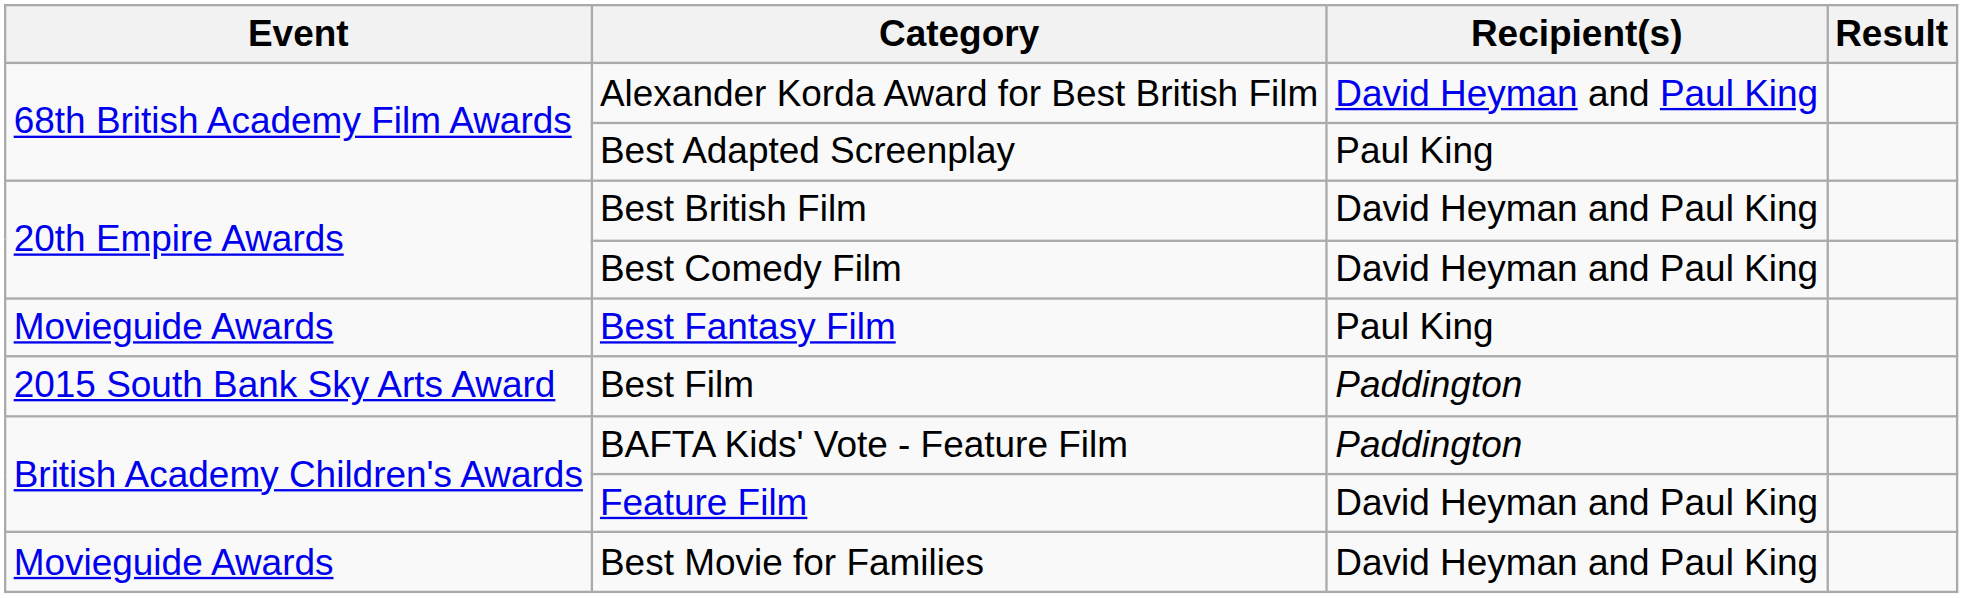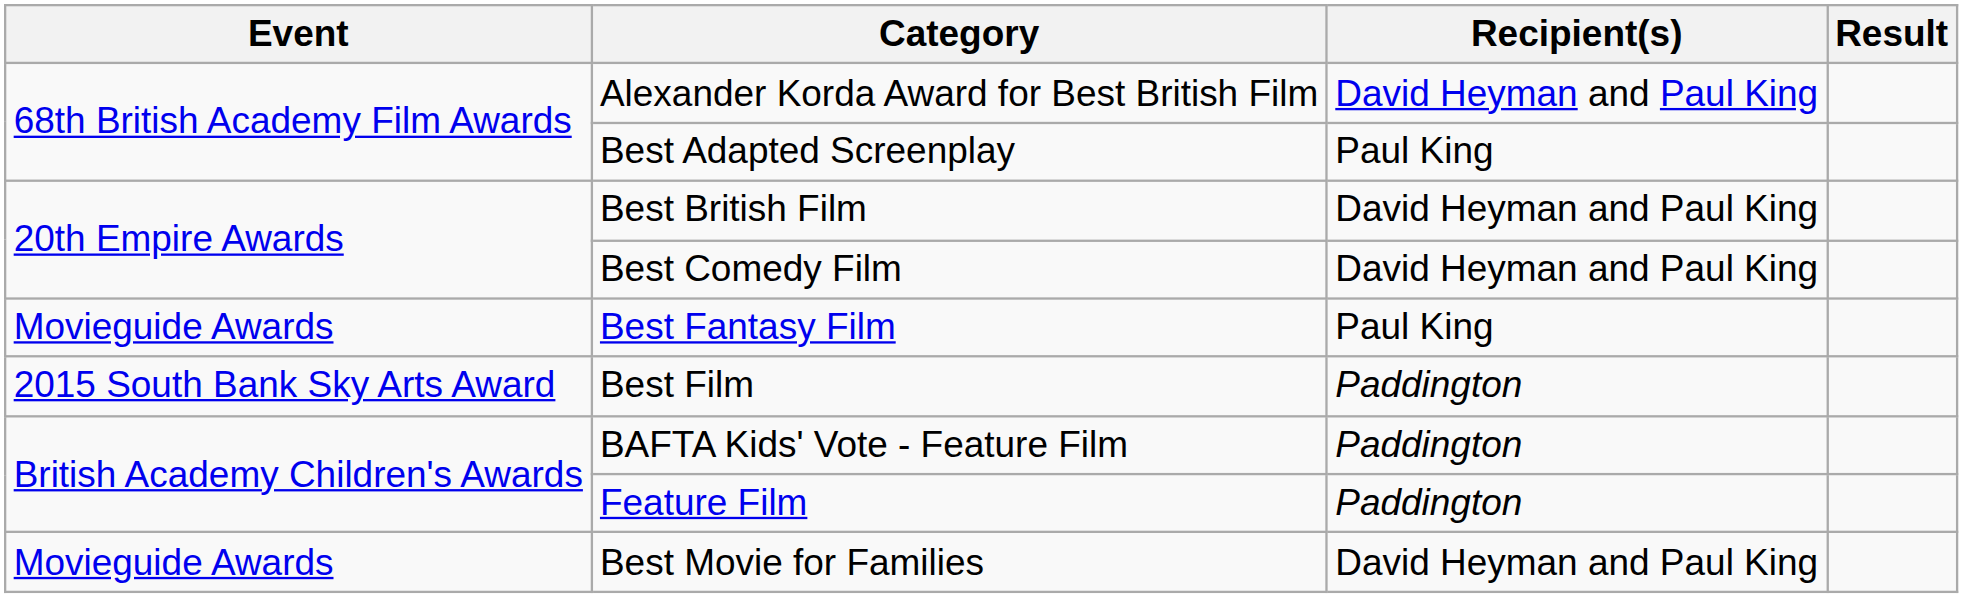(1577, 502) David Heyman and Paul King -> (1429, 502) Paddington
